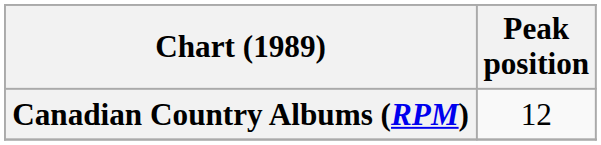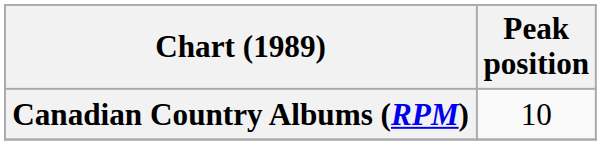(536, 113) 12 -> (536, 113) 10
